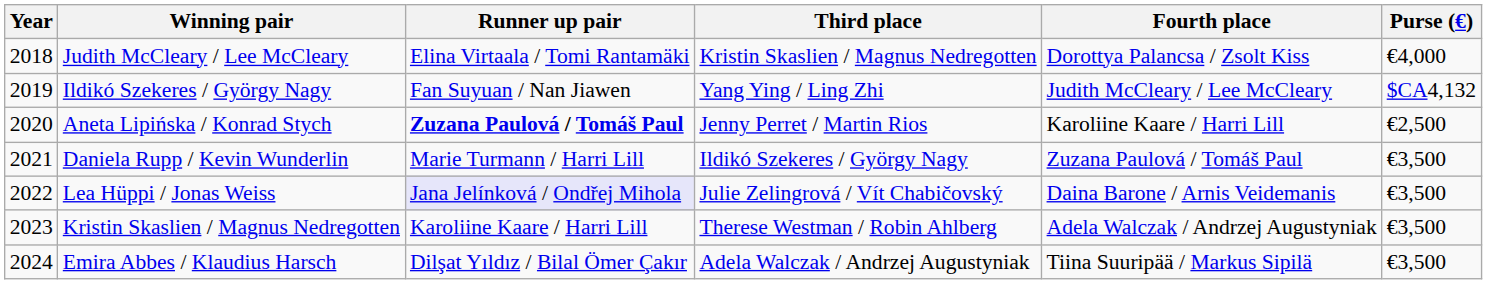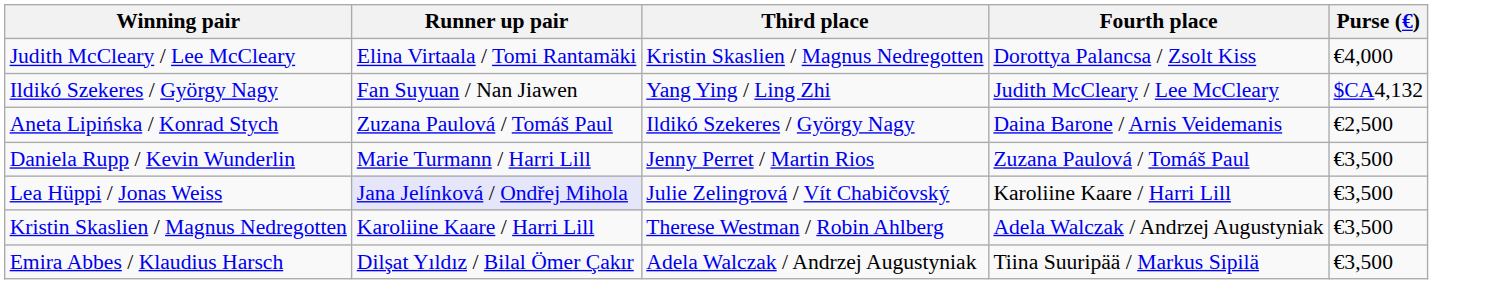- column: (31, 21)
(547, 124) bold -> (485, 124) normal
(813, 124) Jenny Perret / Martin Rios -> (780, 124) Ildikó Szekeres / György Nagy
(1165, 124) Karoliine Kaare / Harri Lill -> (1138, 124) Daina Barone / Arnis Veidemanis
(834, 158) Ildikó Szekeres / György Nagy -> (760, 158) Jenny Perret / Martin Rios
(1191, 192) Daina Barone / Arnis Veidemanis -> (1112, 192) Karoliine Kaare / Harri Lill
